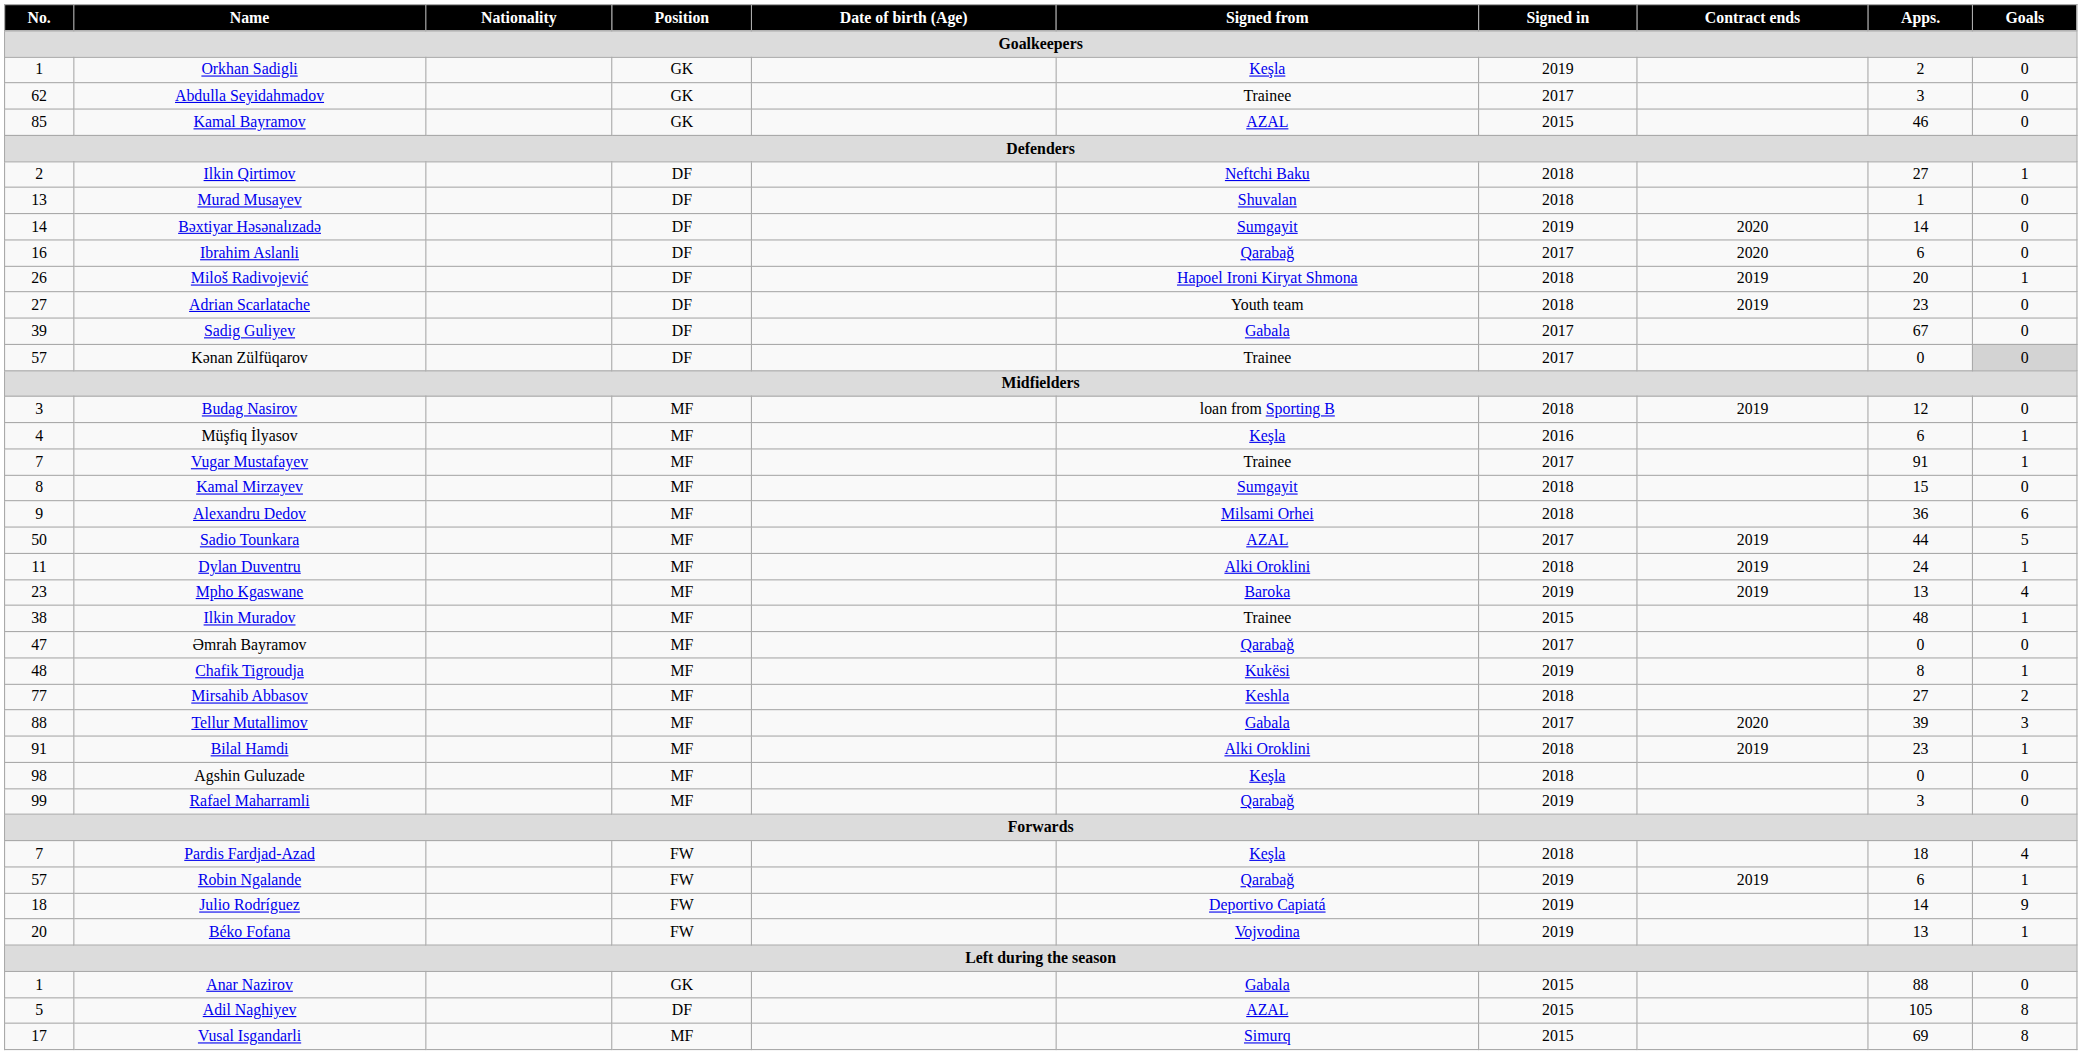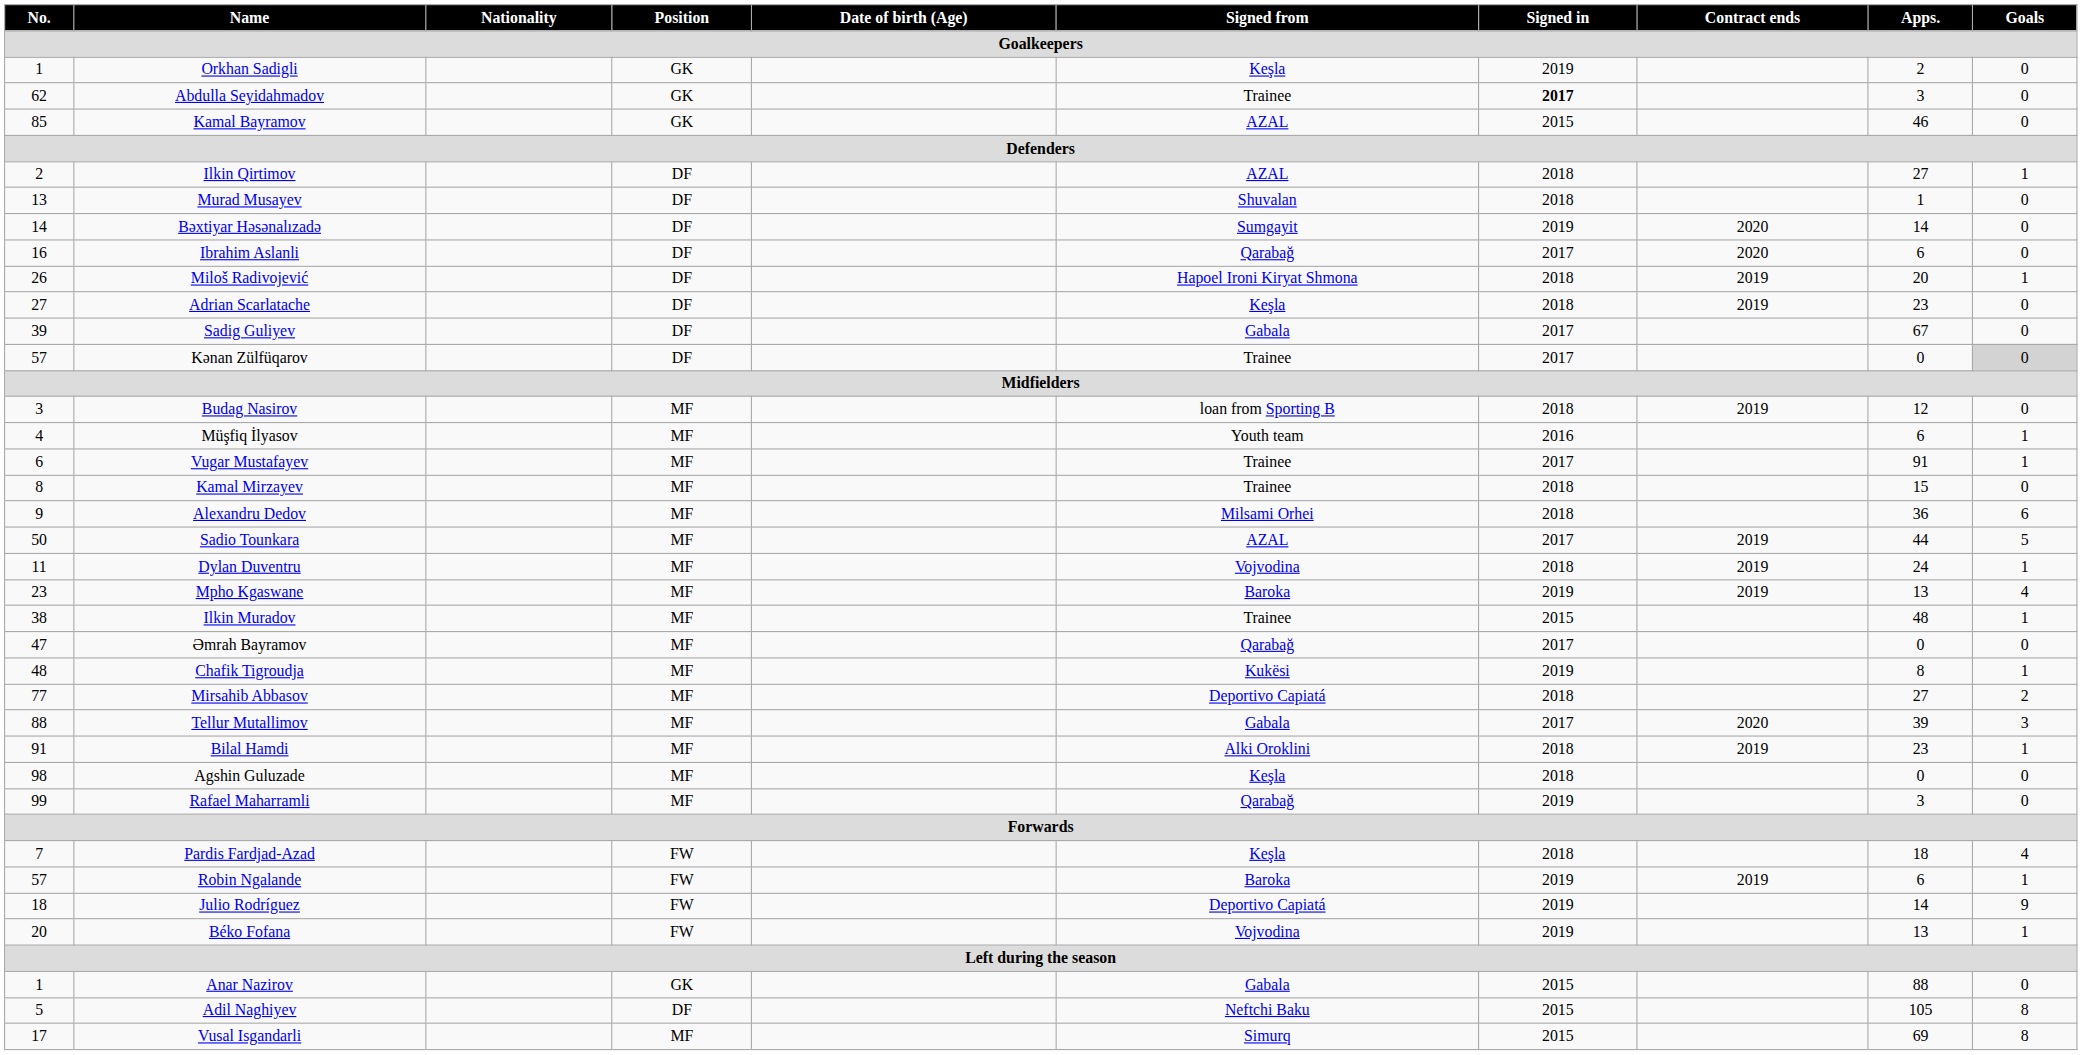(1558, 96) normal -> (1558, 96) bold
(1267, 174) Neftchi Baku -> (1267, 174) AZAL
(1267, 305) Youth team -> (1267, 305) Keşla
(1267, 435) Keşla -> (1267, 435) Youth team
(39, 462) 7 -> (39, 462) 6
(1267, 488) Sumgayit -> (1267, 488) Trainee
(1267, 566) Alki Oroklini -> (1267, 566) Vojvodina
(1267, 697) Keshla -> (1267, 697) Deportivo Capiatá
(1267, 880) Qarabağ -> (1267, 880) Baroka
(1267, 1010) AZAL -> (1267, 1010) Neftchi Baku
